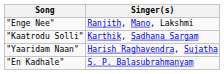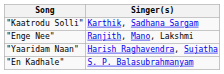rows swapped: (45, 37) <-> (30, 24)
